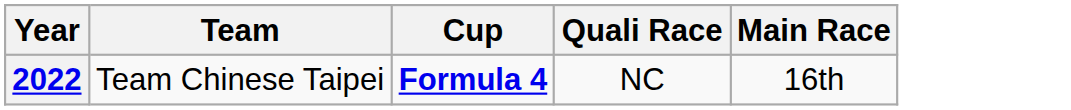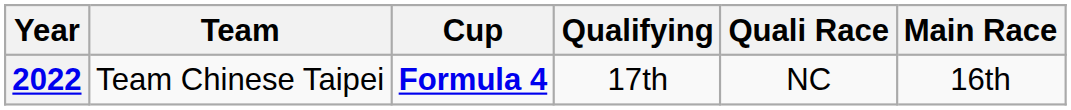+ column: (638, 30)
